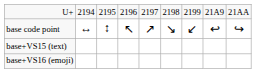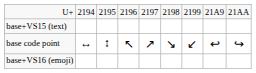rows swapped: (33, 29) <-> (37, 46)
